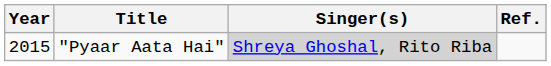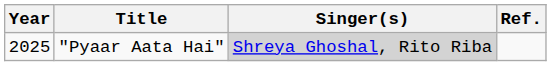(30, 47) 2015 -> (30, 47) 2025
